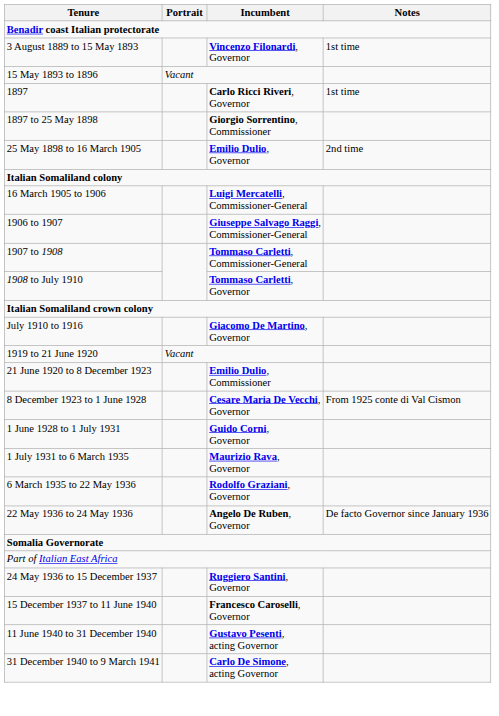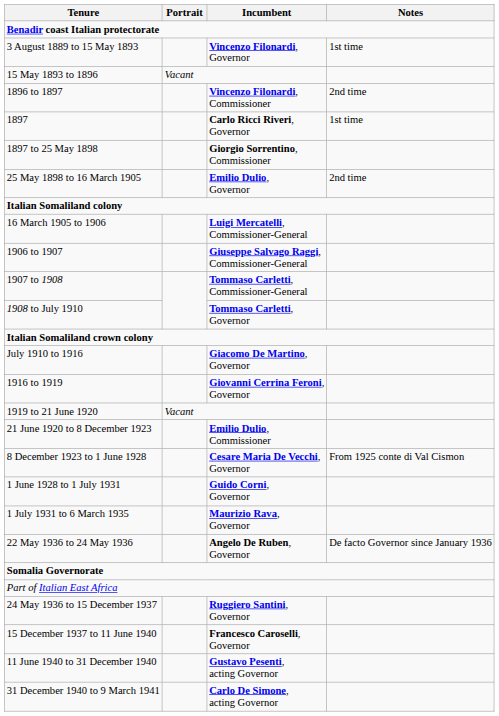+ row: (35, 91)
+ row: (35, 382)
- row: (71, 485)
